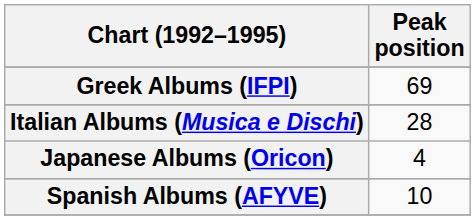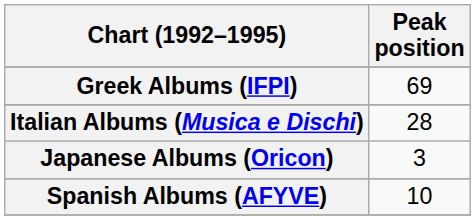(420, 159) 4 -> (420, 159) 3
